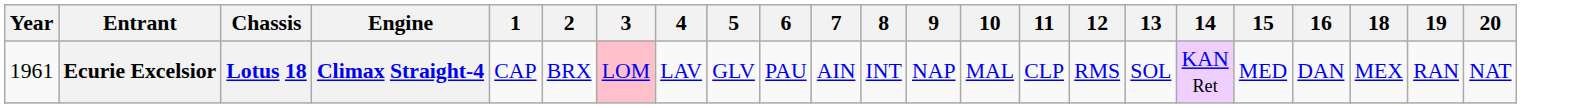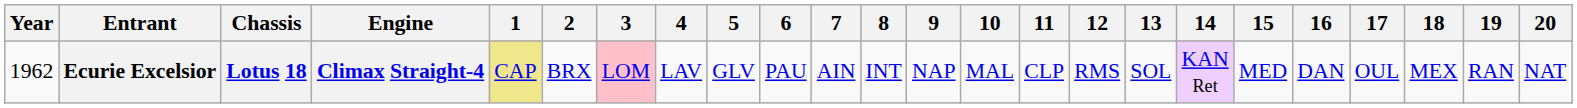+ column: (1377, 22)
(32, 71) 1961 -> (32, 71) 1962
(515, 71) no background -> (515, 71) khaki background
